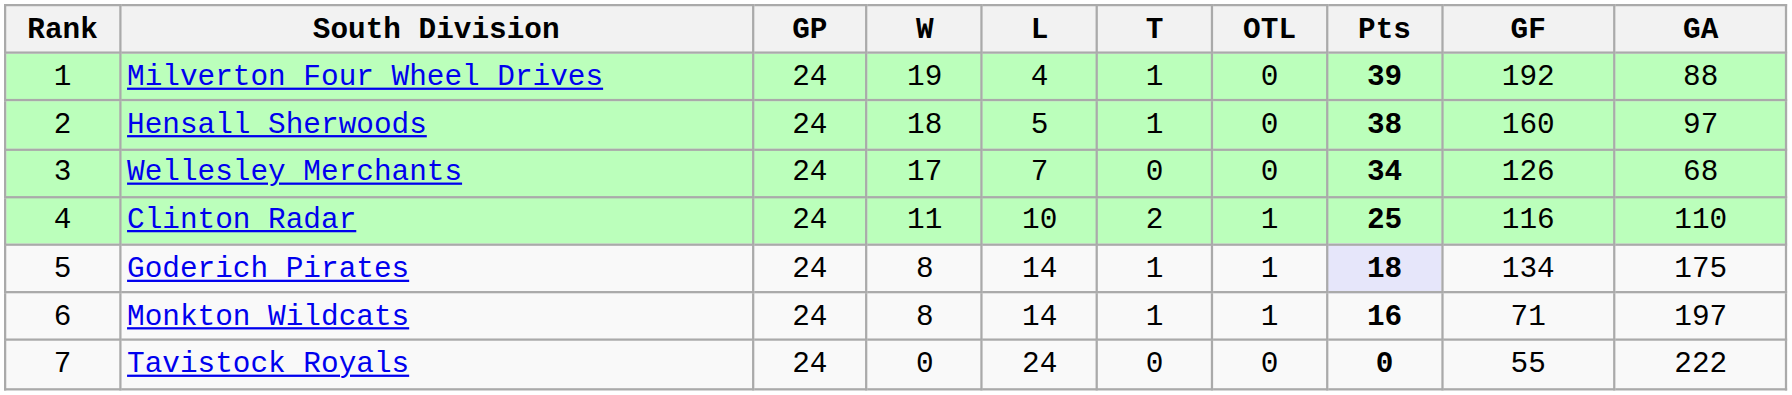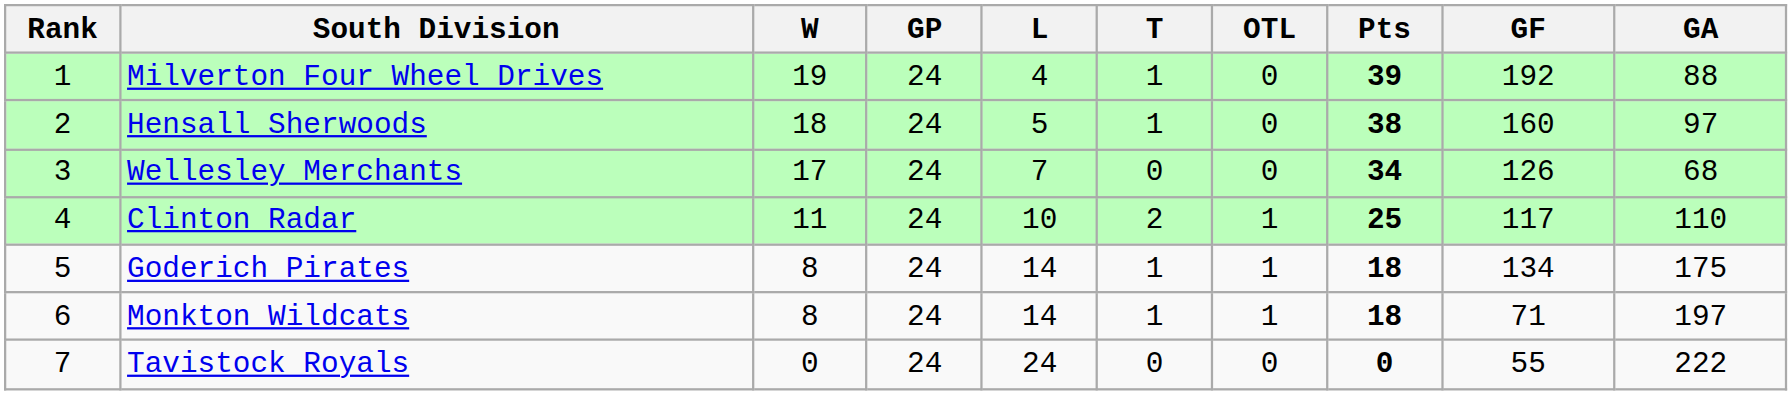columns swapped: (810, 29) <-> (925, 29)
(1528, 221) 116 -> (1528, 221) 117
(1385, 268) lavender background -> (1385, 268) no background
(1385, 316) 16 -> (1385, 316) 18
